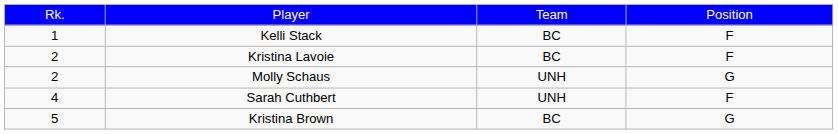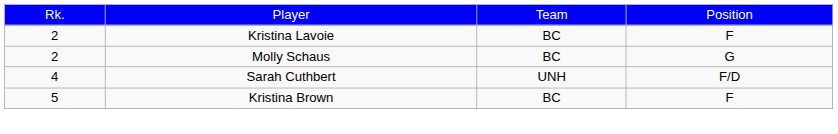- row: (291, 35)
(552, 77) UNH -> (552, 56) BC
(730, 98) F -> (730, 77) F/D
(730, 118) G -> (730, 98) F
